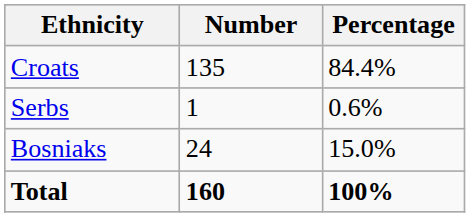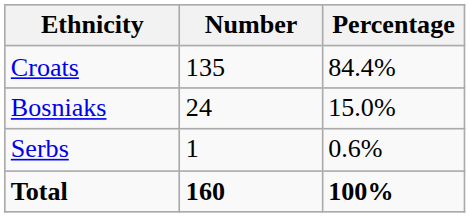rows swapped: (59, 149) <-> (40, 107)
